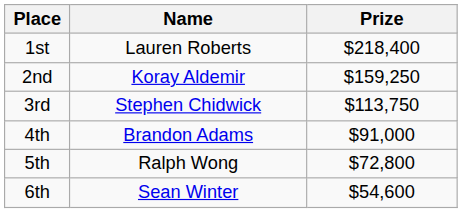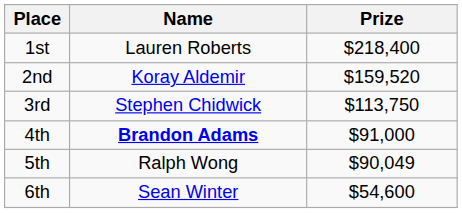(382, 76) $159,250 -> (382, 76) $159,520
(188, 134) normal -> (188, 134) bold
(382, 163) $72,800 -> (382, 163) $90,049
